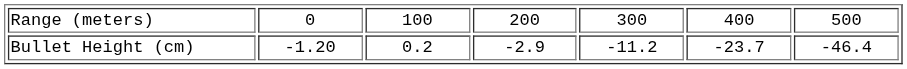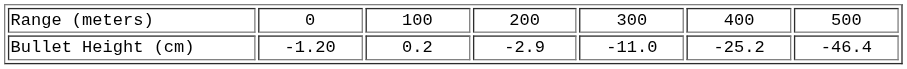(632, 48) -11.2 -> (632, 48) -11.0
(739, 48) -23.7 -> (739, 48) -25.2
